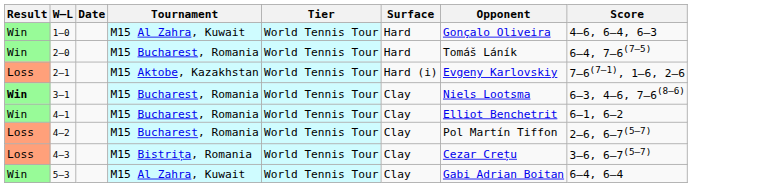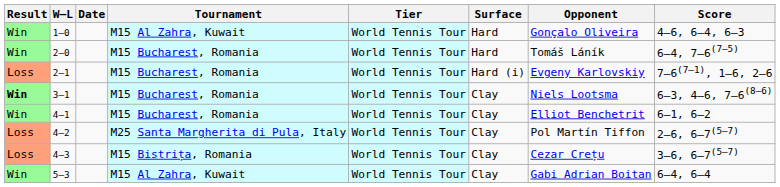(185, 72) M15 Aktobe, Kazakhstan -> (185, 72) M15 Bucharest, Romania
(185, 133) M15 Bucharest, Romania -> (228, 133) M25 Santa Margherita di Pula, Italy
